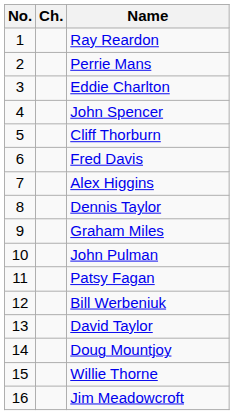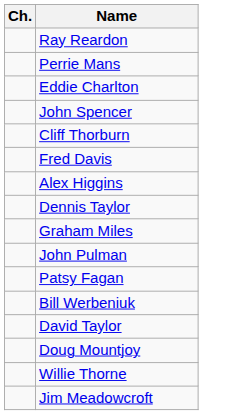- column: (20, 16)
